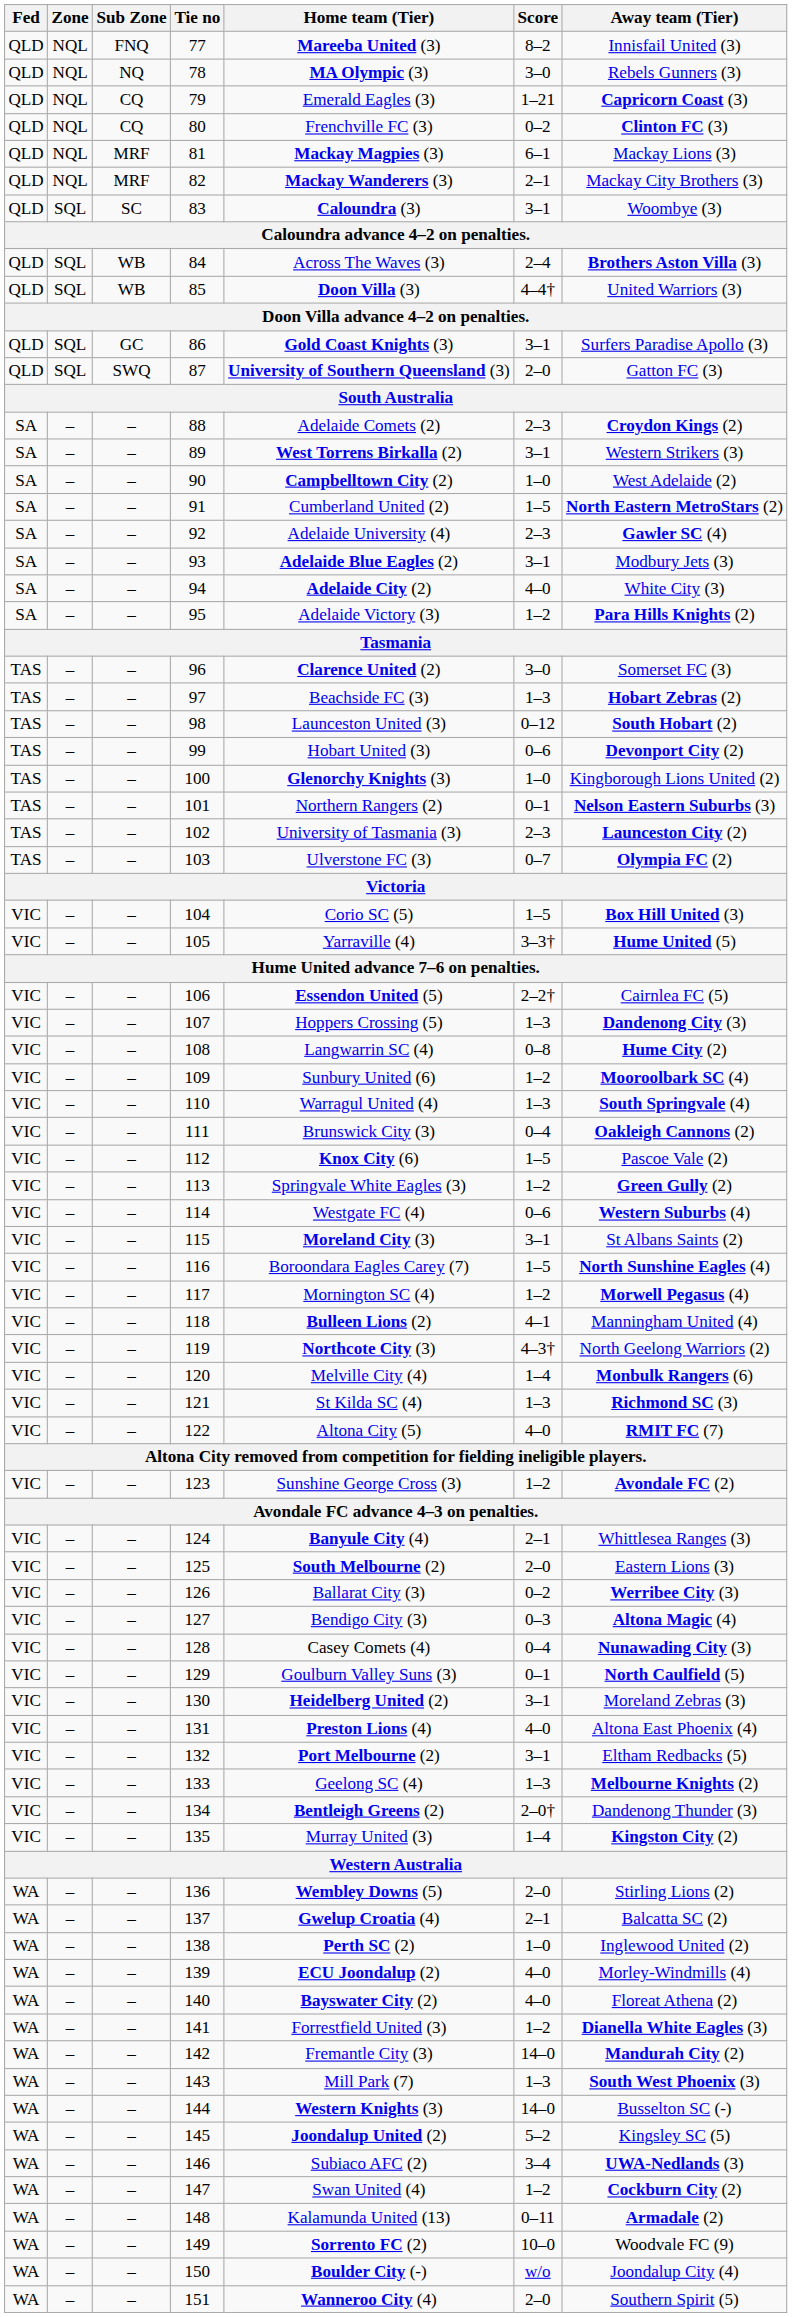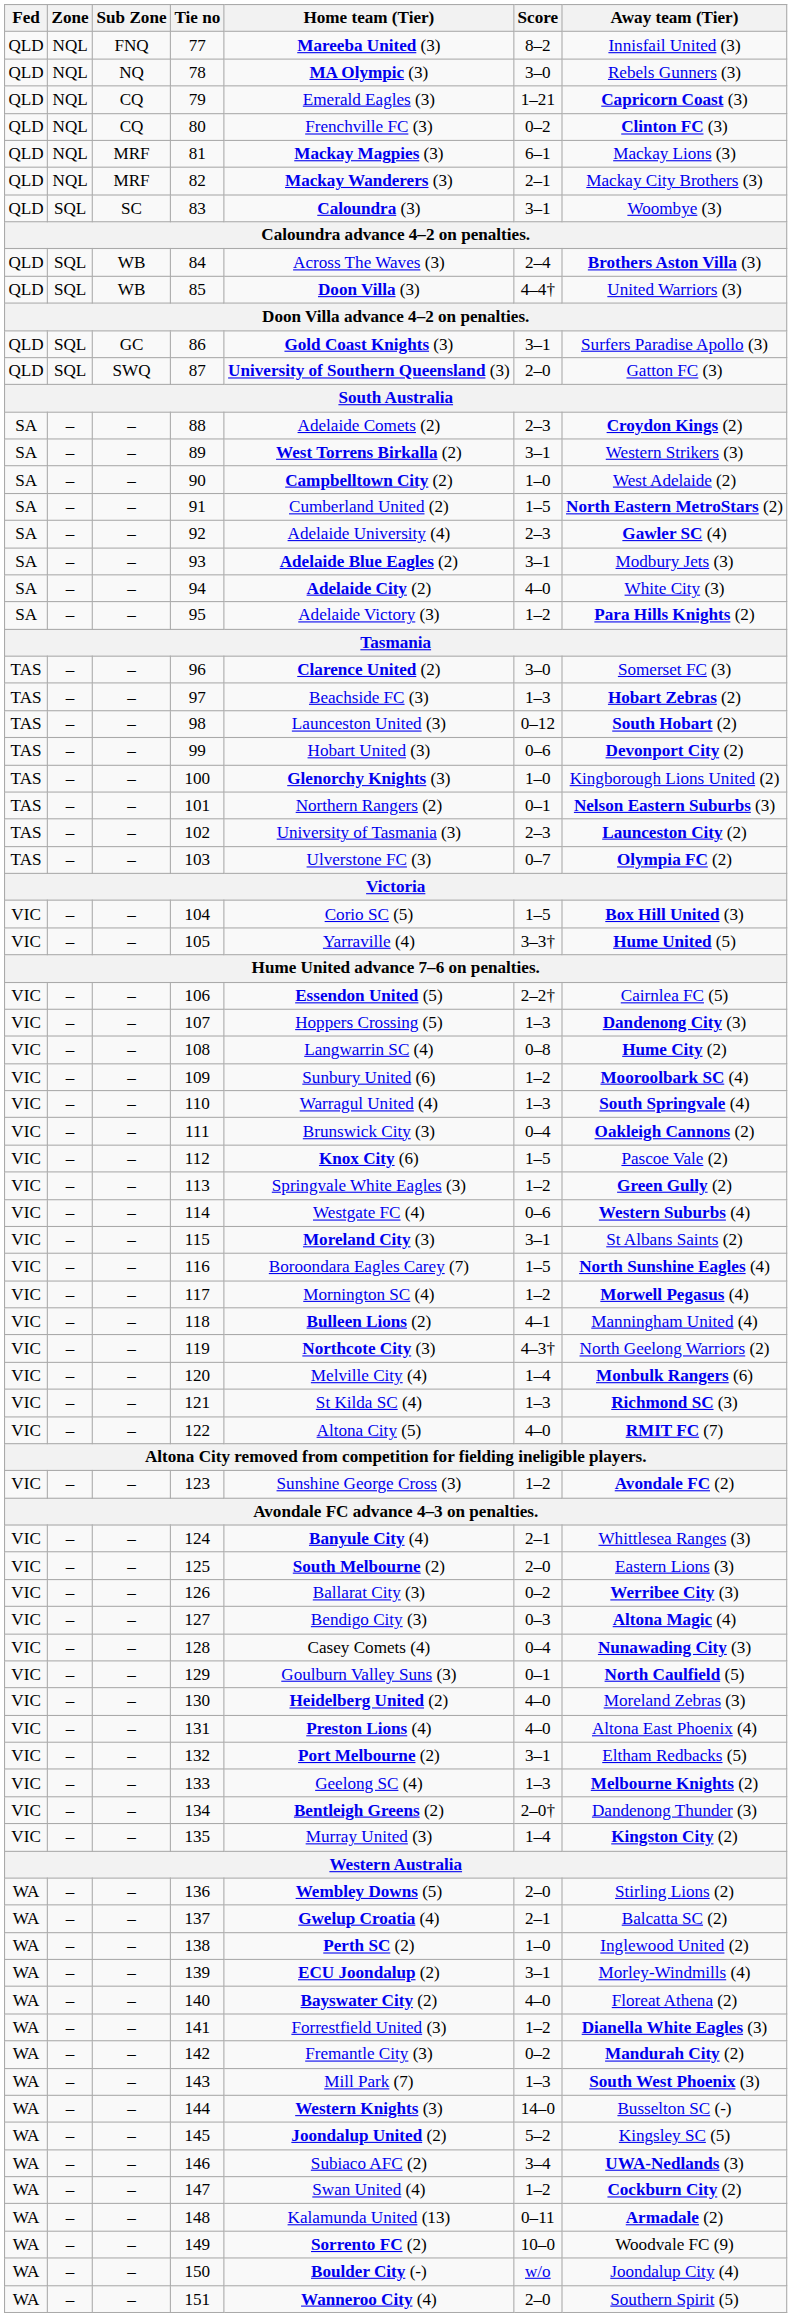(538, 1701) 3–1 -> (538, 1701) 4–0
(538, 1972) 4–0 -> (538, 1972) 3–1
(538, 2054) 14–0 -> (538, 2054) 0–2
